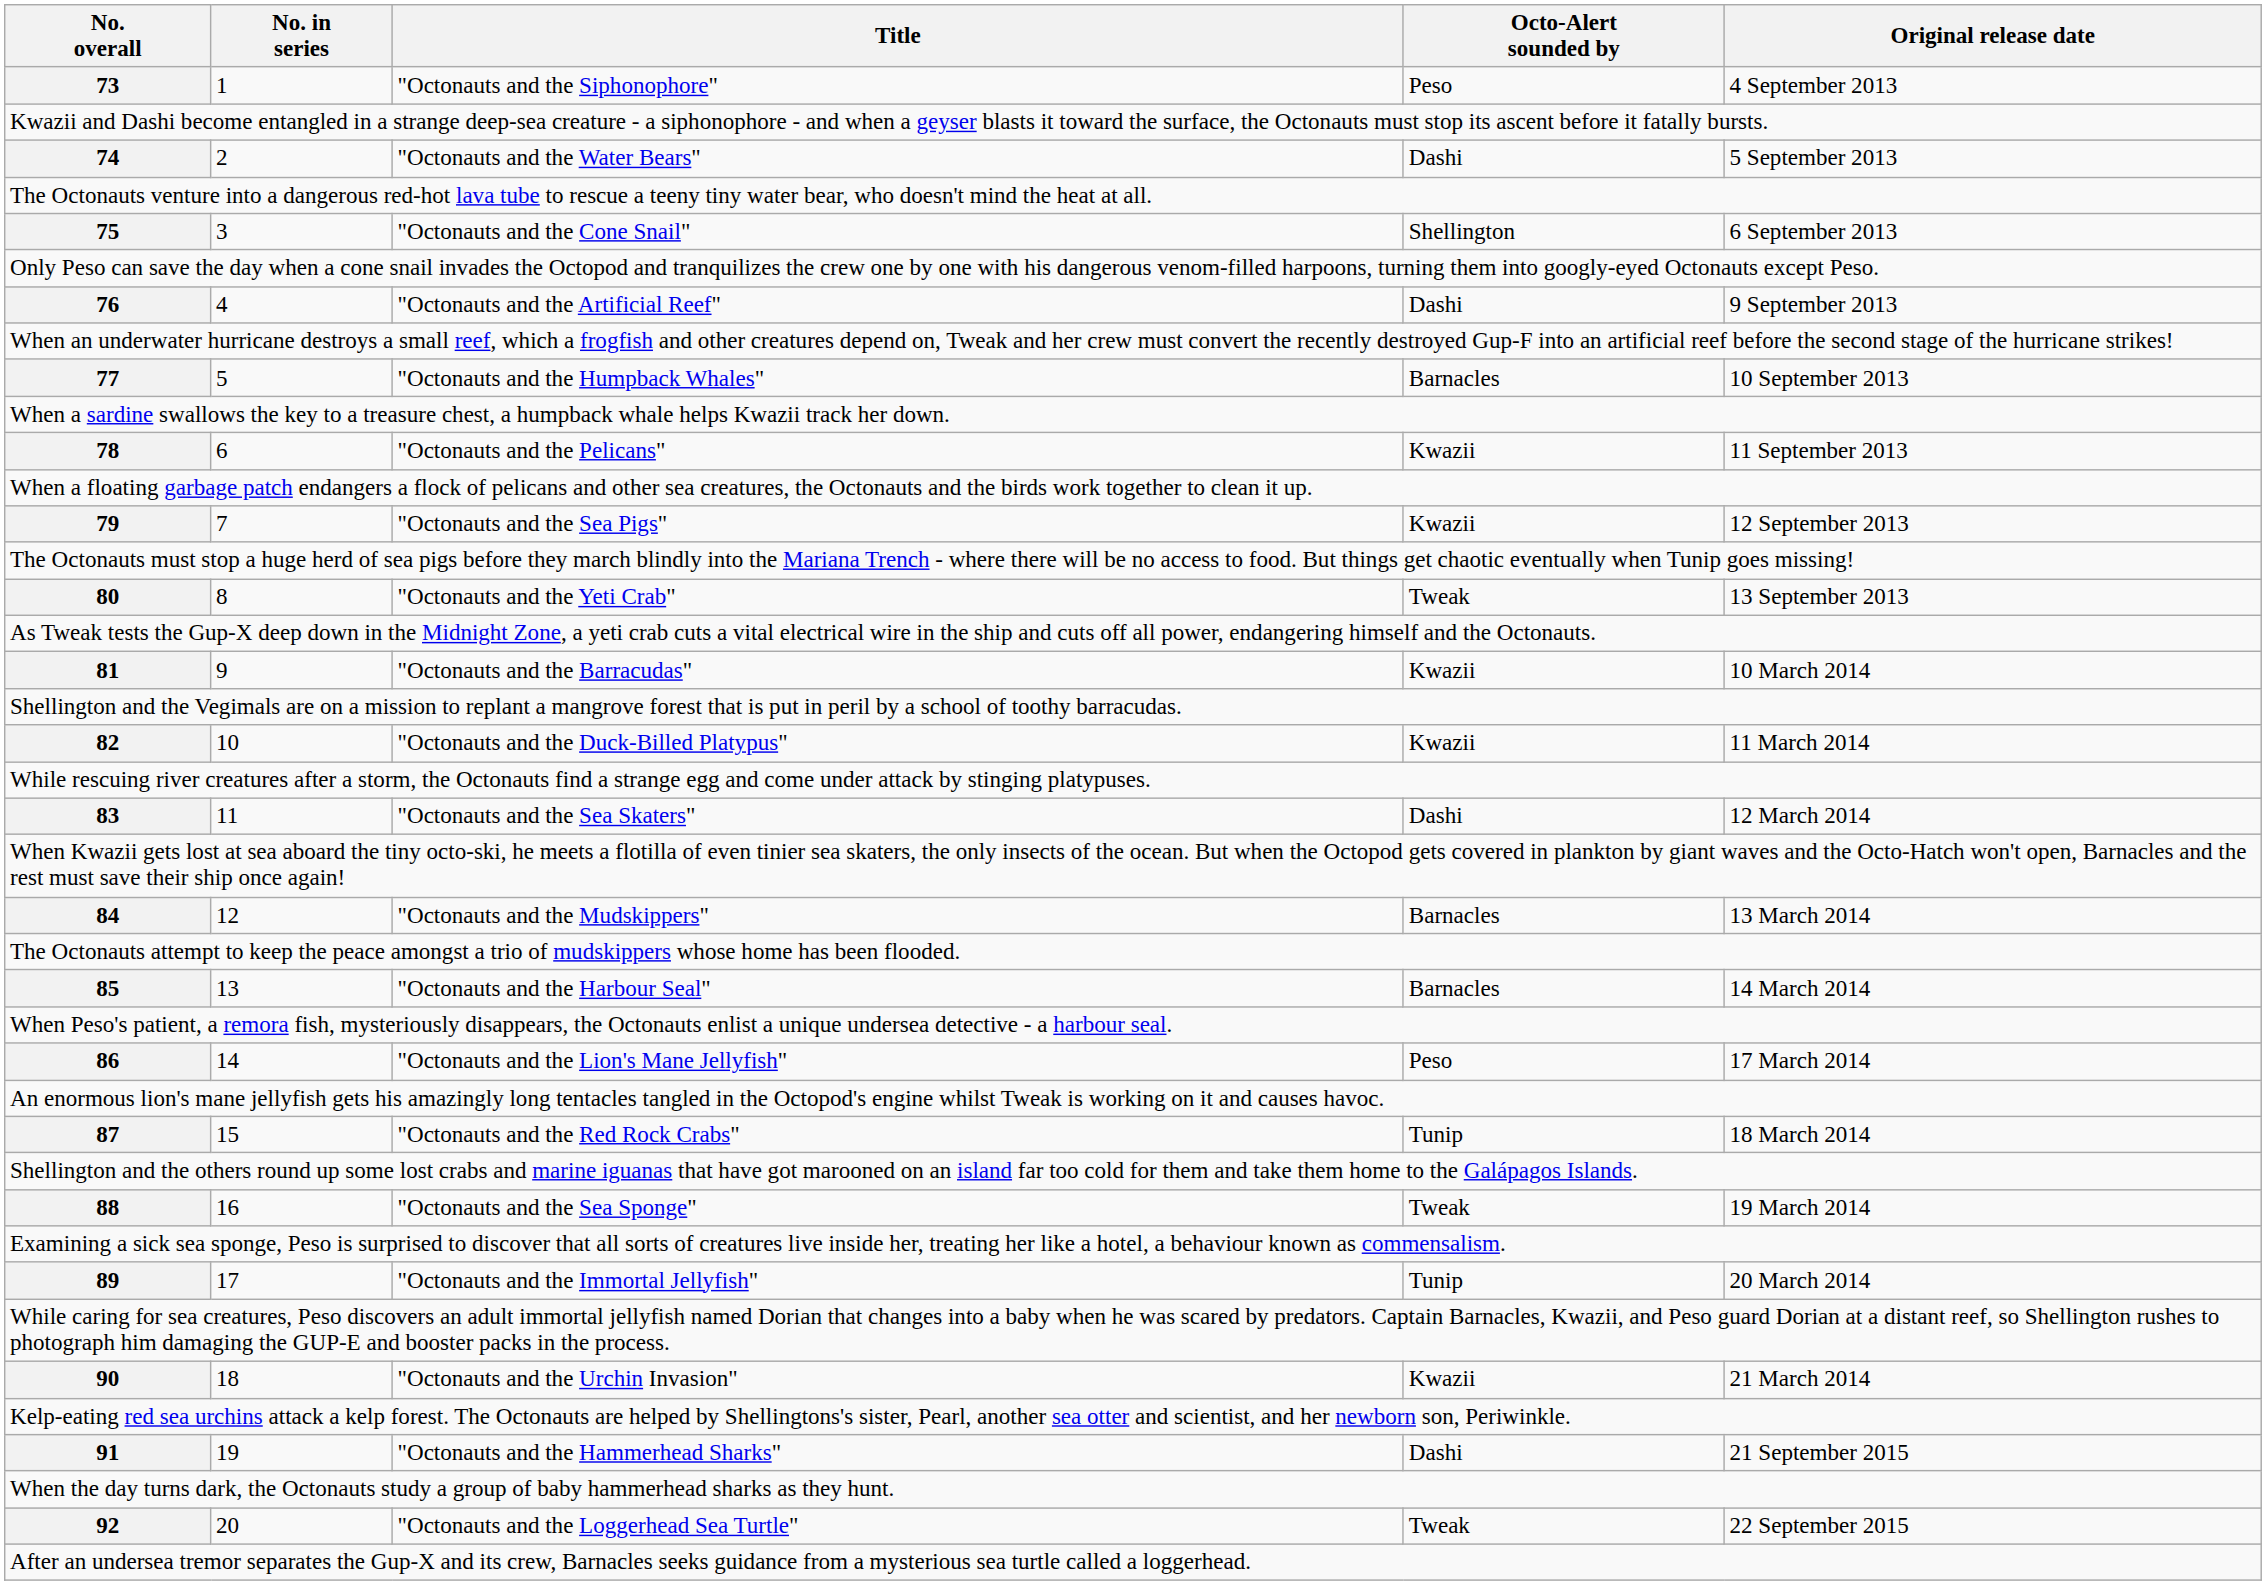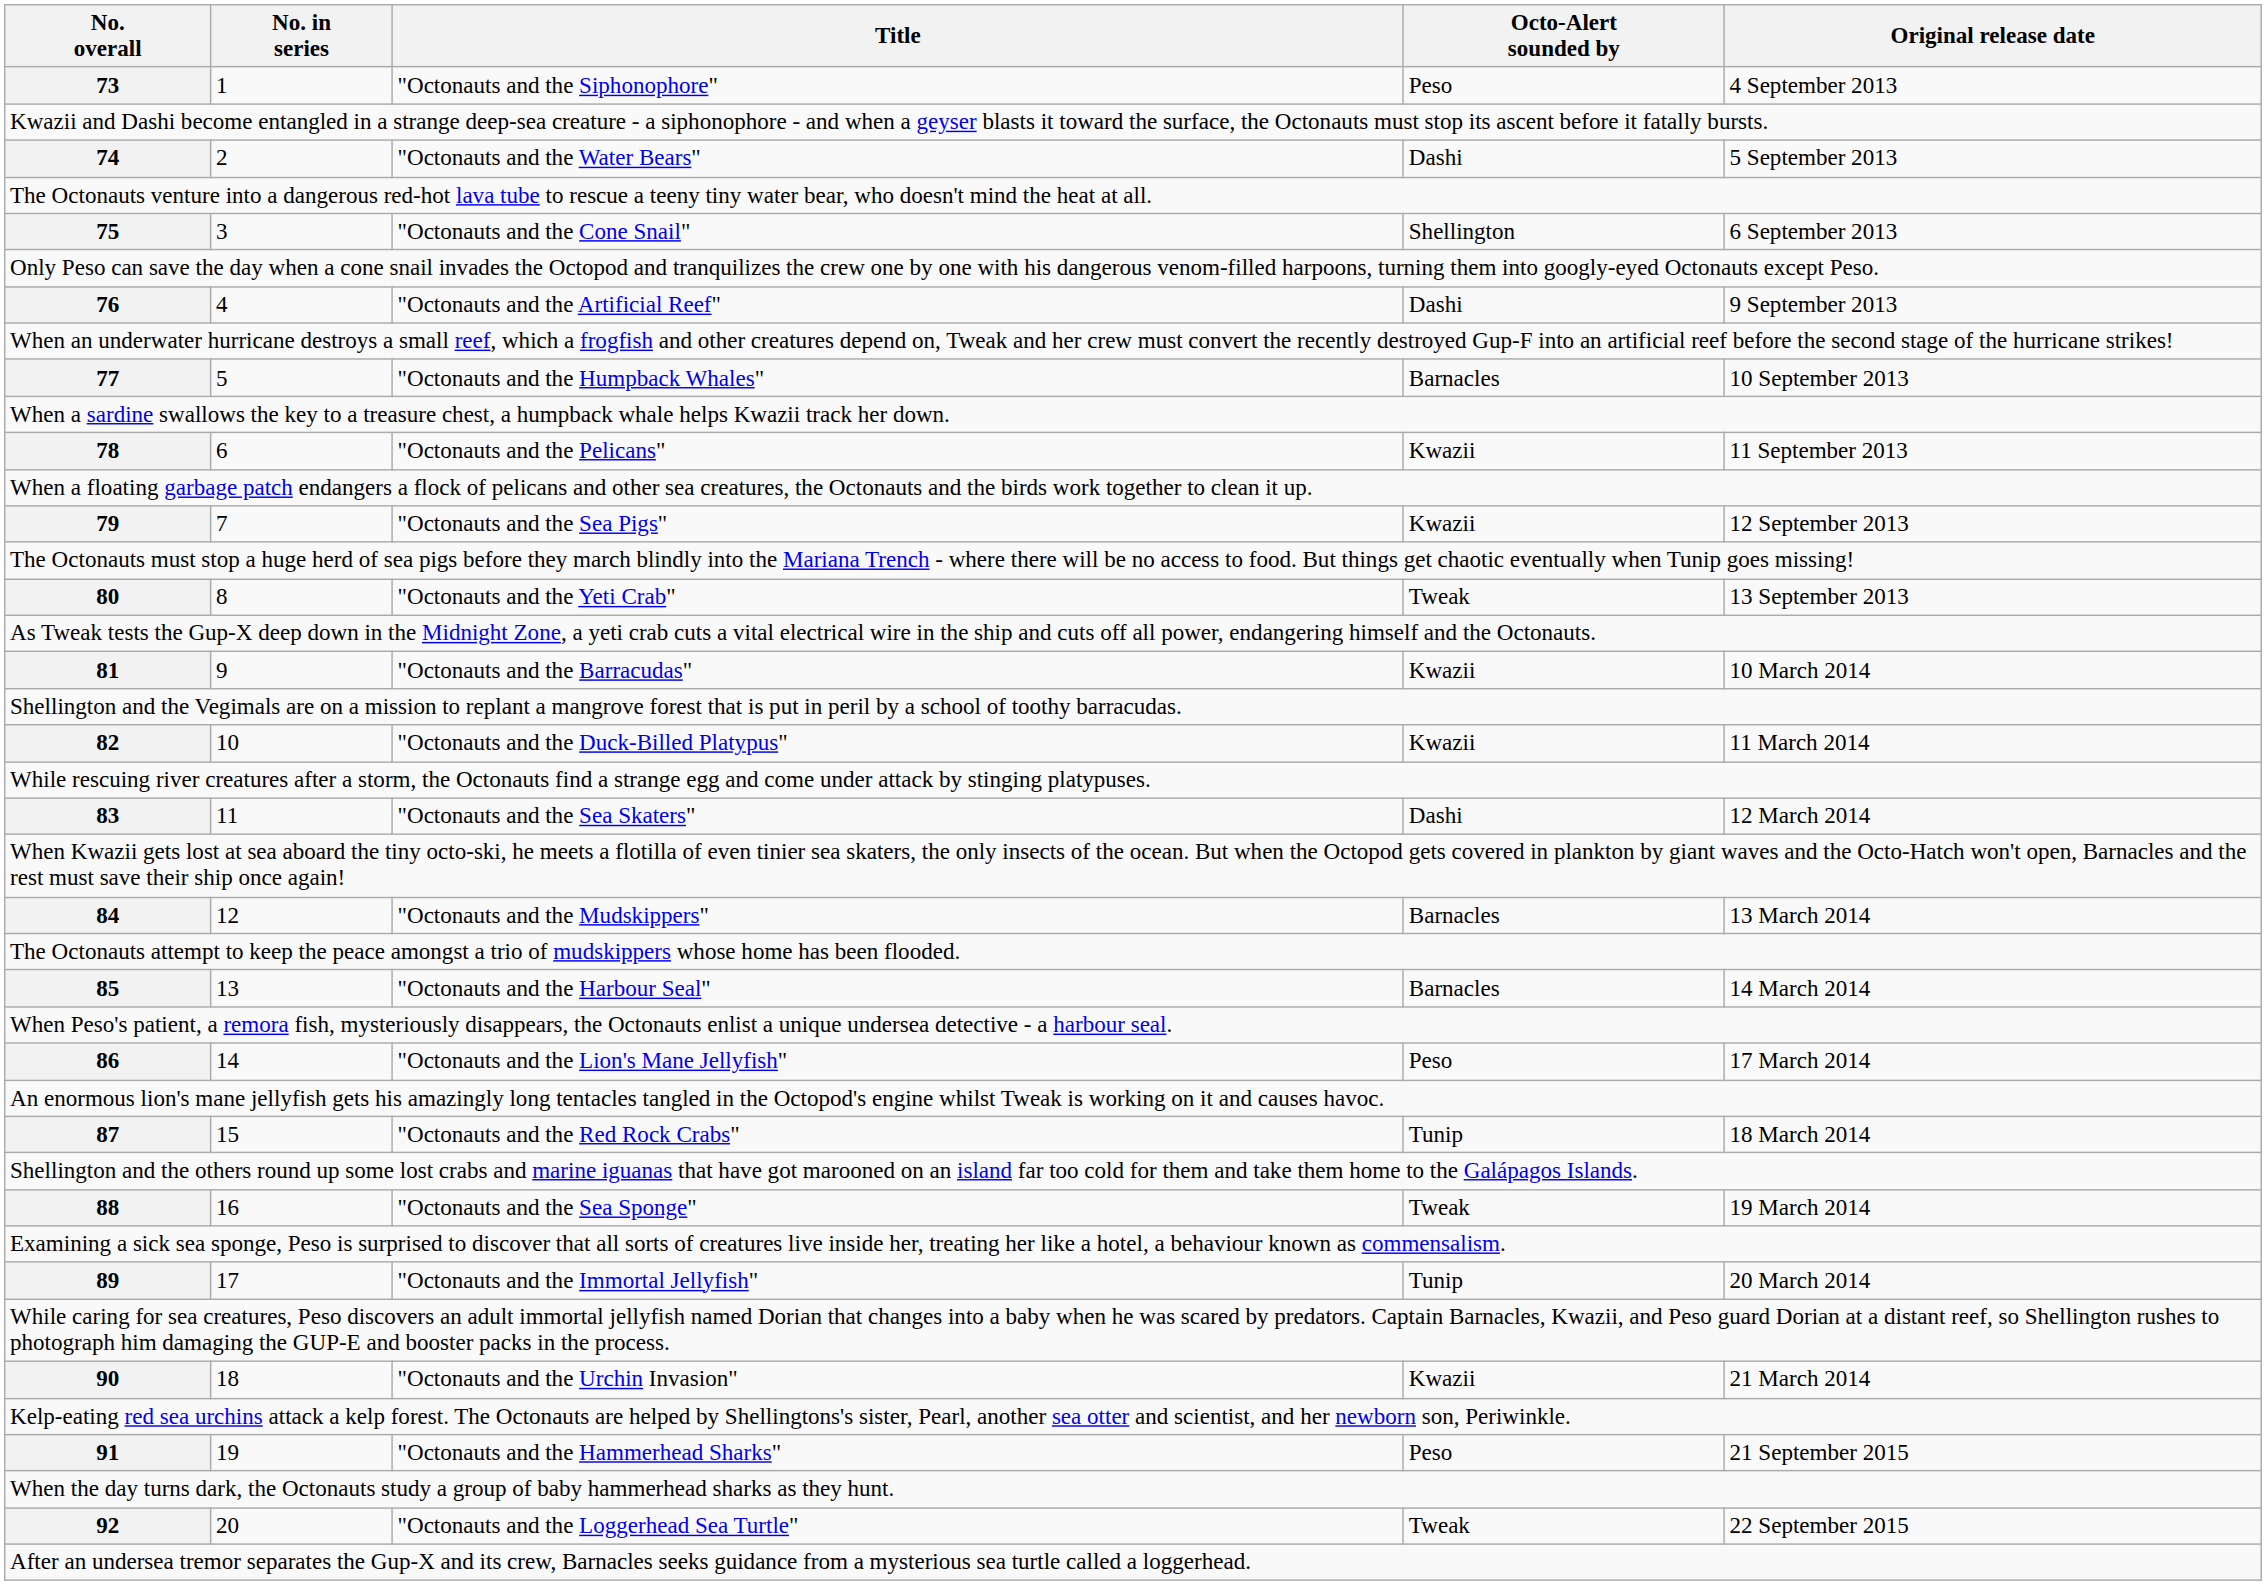(1436, 1452) Dashi -> (1431, 1452) Peso
